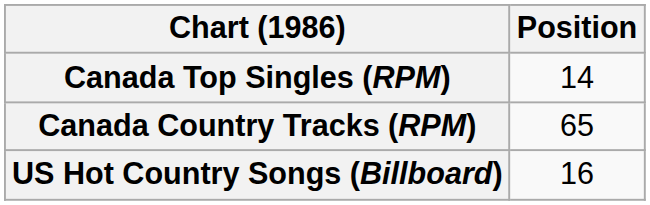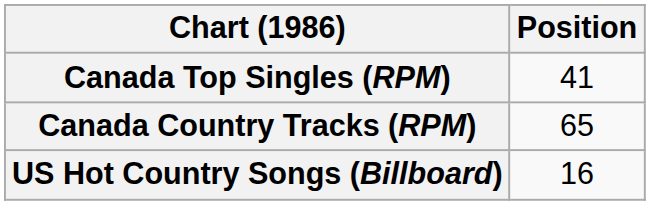(577, 77) 14 -> (577, 77) 41
